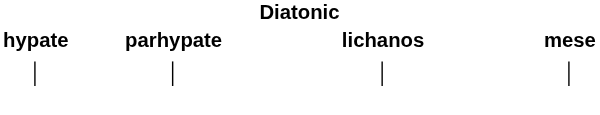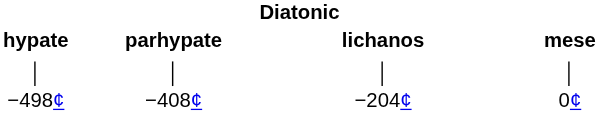+ row: (36, 101)
